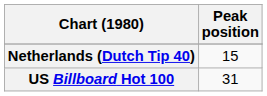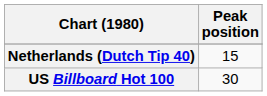(230, 79) 31 -> (230, 79) 30
